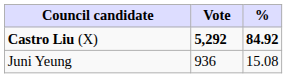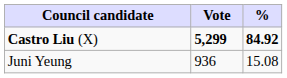(211, 38) 5,292 -> (211, 38) 5,299
